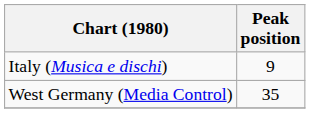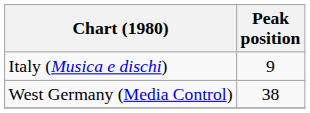(270, 94) 35 -> (270, 94) 38
